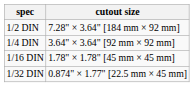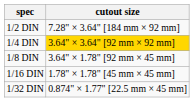(111, 43) no background -> (111, 43) gold background
+ row: (23, 58)
